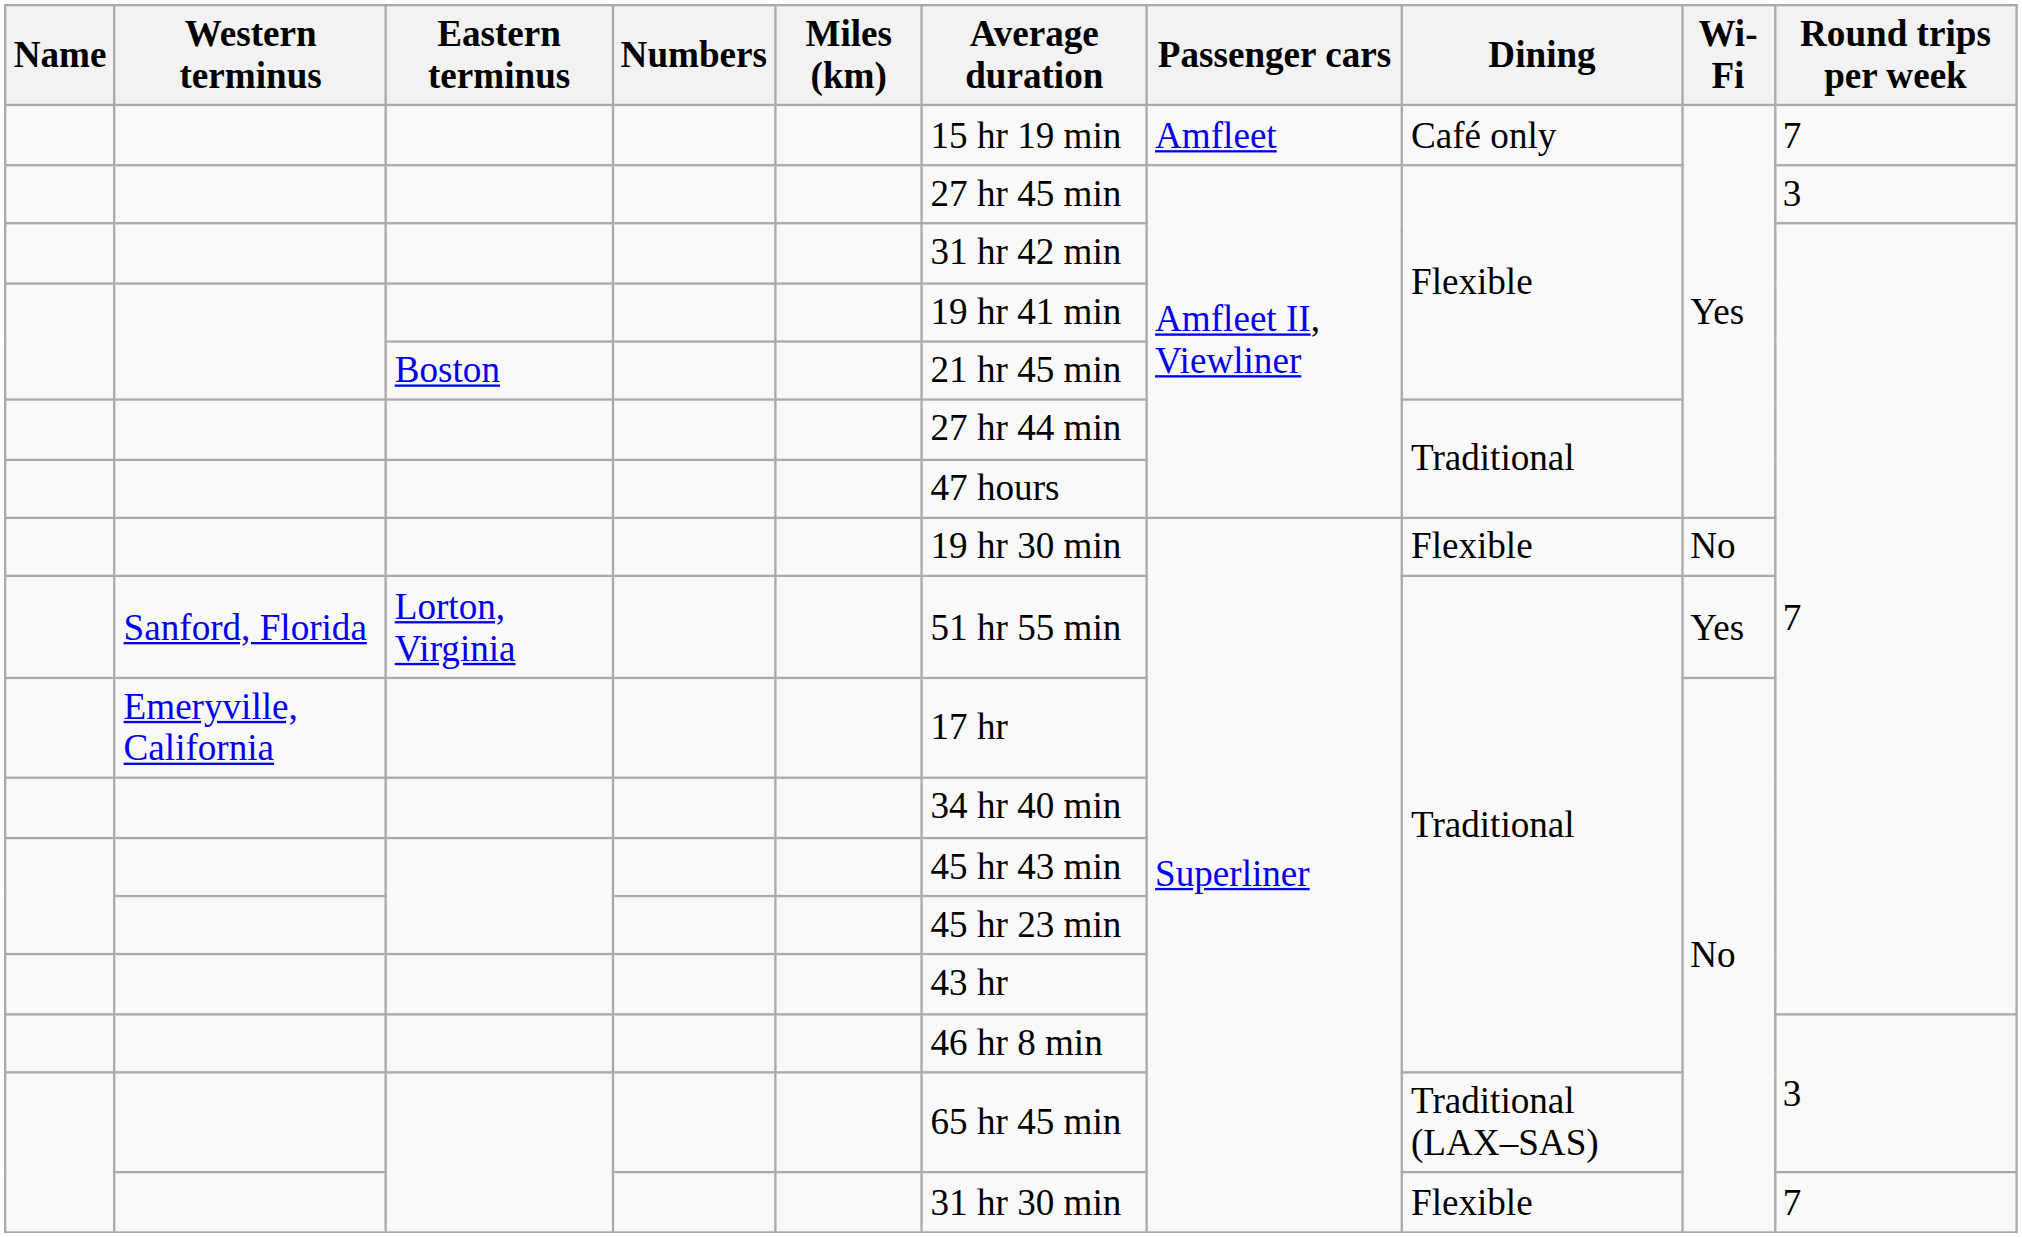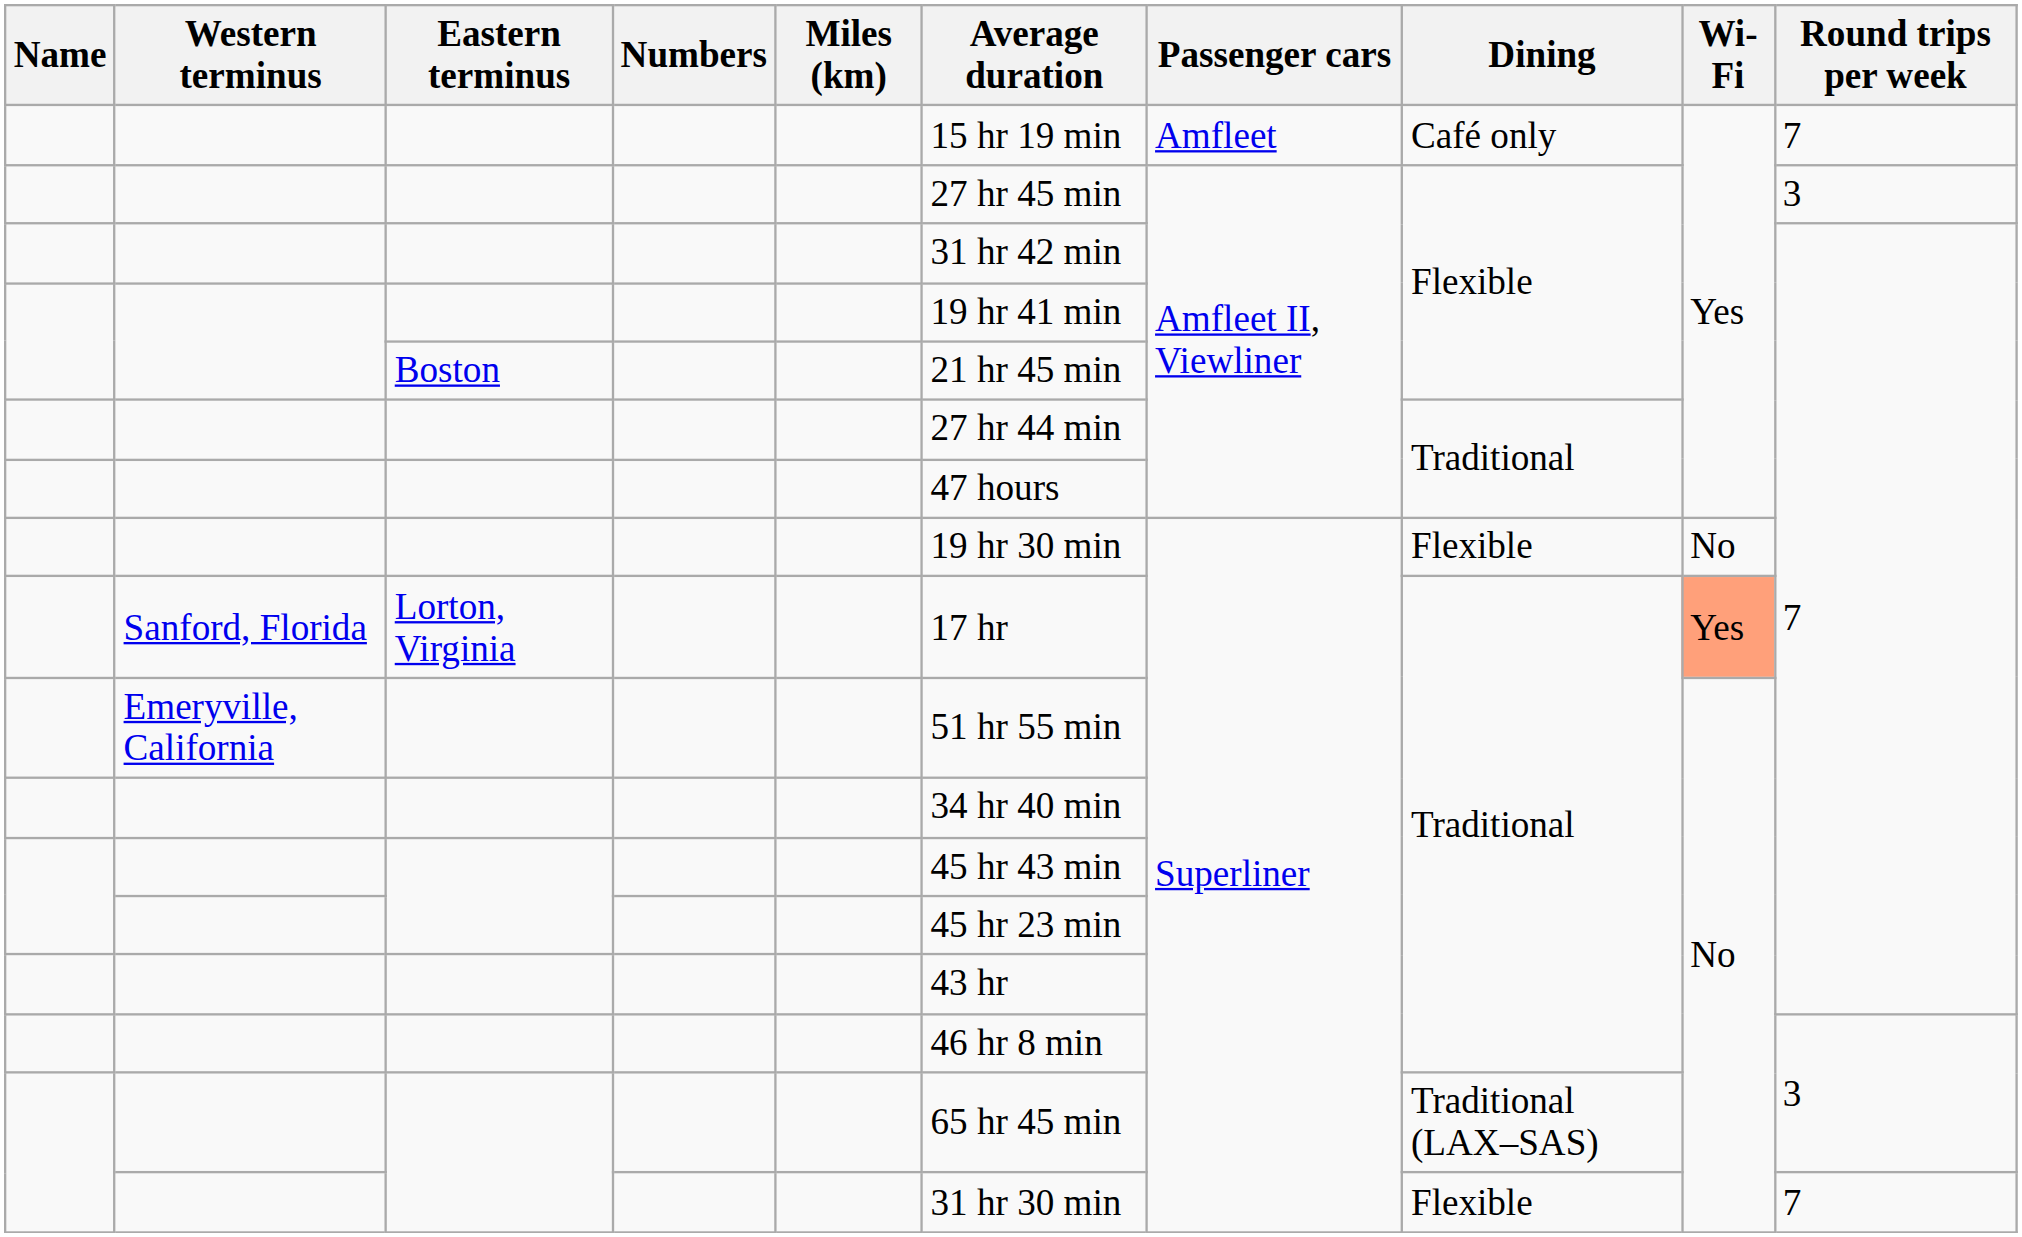(1026, 626) 51 hr 55 min -> (969, 626) 17 hr
(1717, 626) no background -> (1717, 626) lightsalmon background
(969, 727) 17 hr -> (1026, 727) 51 hr 55 min
